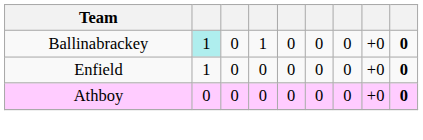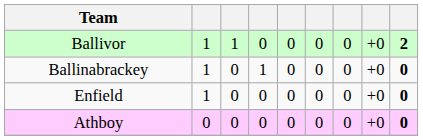+ row: (98, 43)
(206, 43) paleturquoise background -> (206, 69) no background
